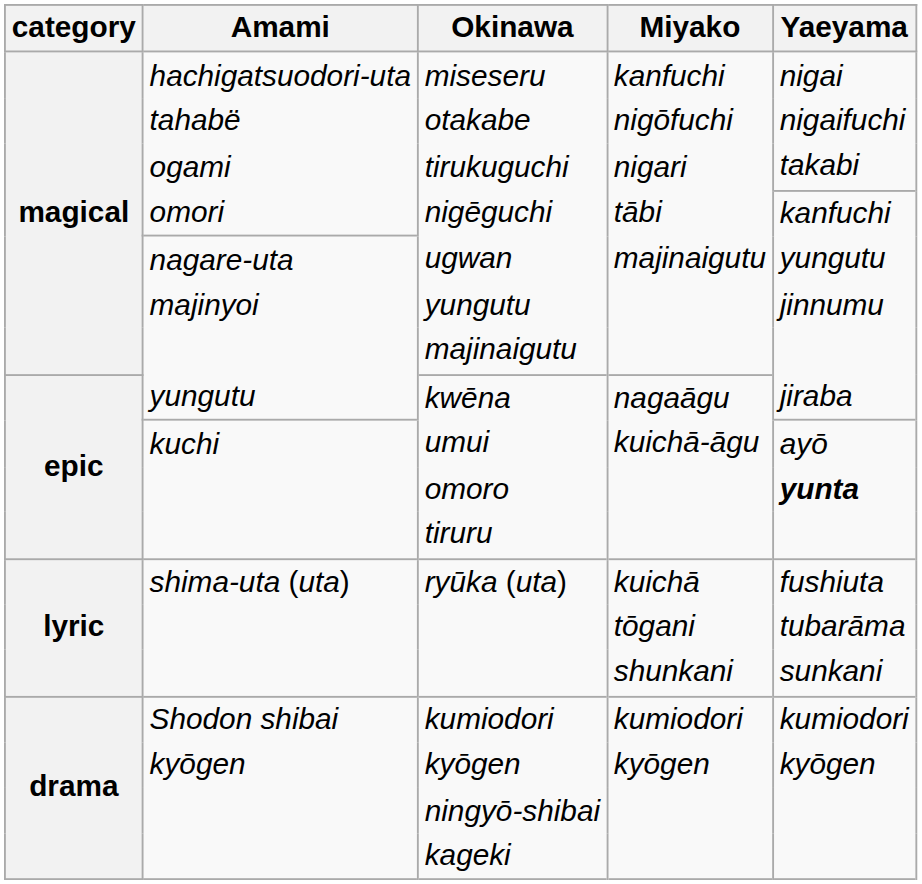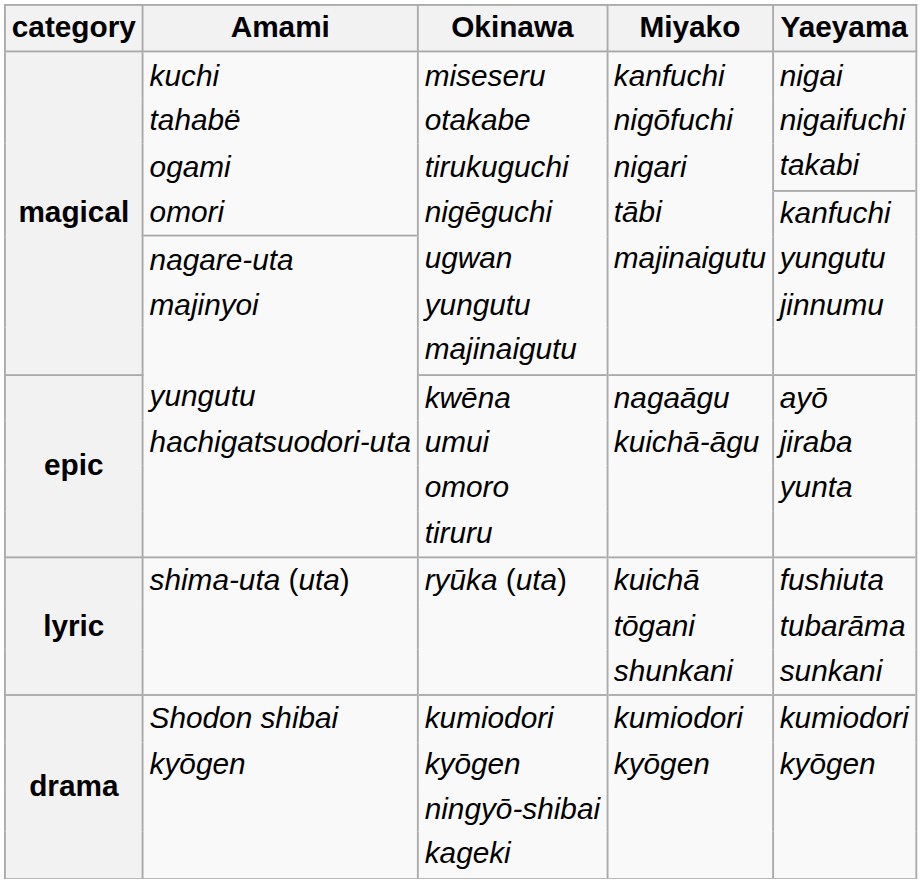(280, 75) hachigatsuodori-uta -> (184, 75) kuchi
(816, 396) jiraba -> (804, 397) ayō
(184, 443) kuchi -> (280, 442) hachigatsuodori-uta
(804, 443) ayō -> (816, 442) jiraba
(819, 488) bold -> (816, 487) normal
